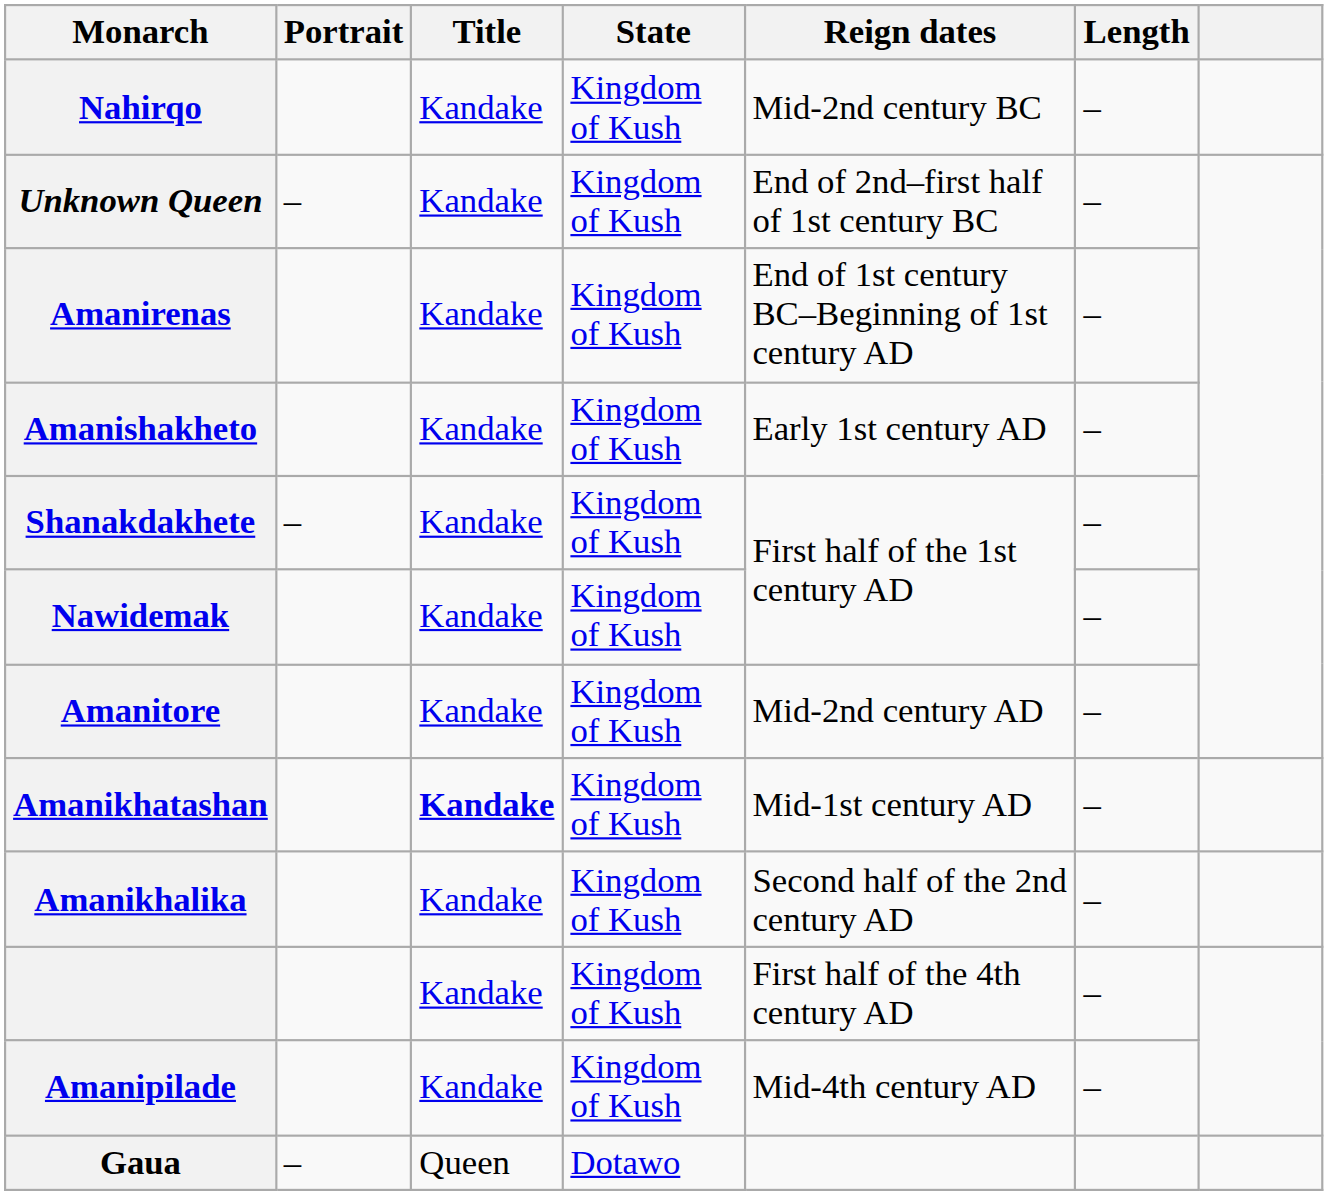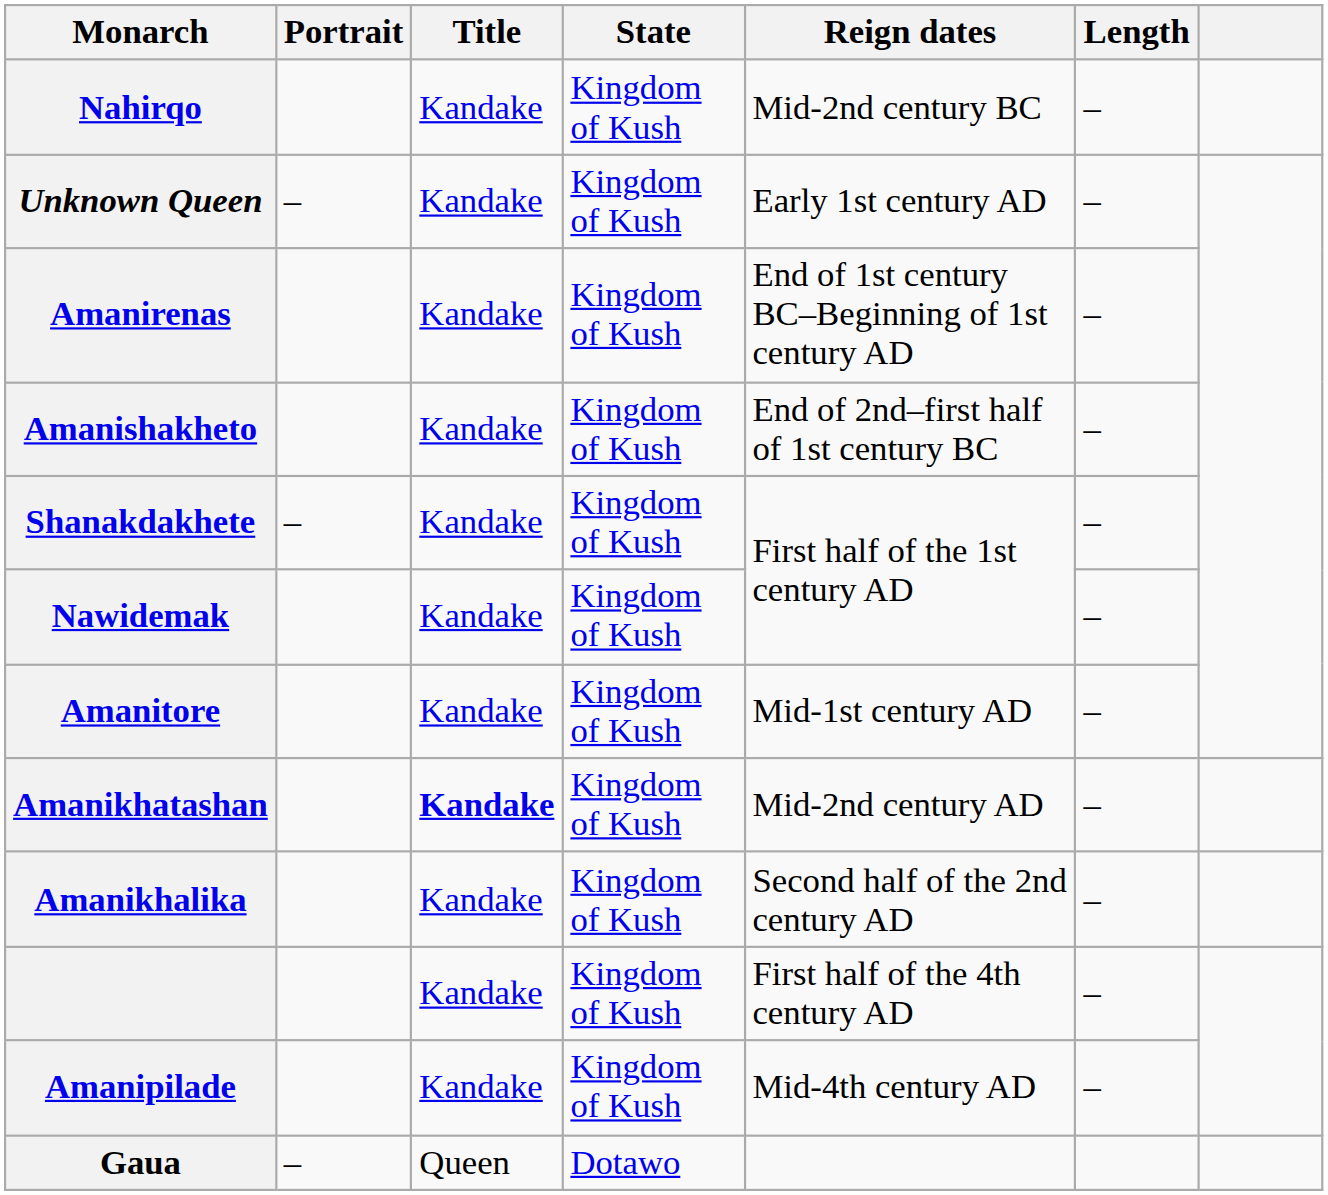(898, 200) End of 2nd–first half of 1st century BC -> (899, 200) Early 1st century AD
(899, 428) Early 1st century AD -> (898, 428) End of 2nd–first half of 1st century BC
(898, 710) Mid-2nd century AD -> (892, 710) Mid-1st century AD
(892, 804) Mid-1st century AD -> (898, 804) Mid-2nd century AD
